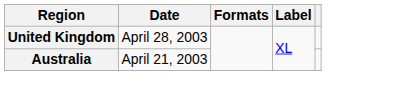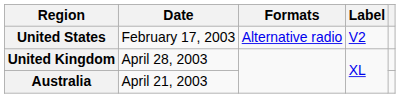+ row: (61, 37)
